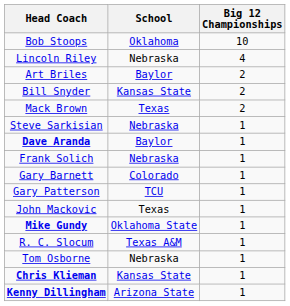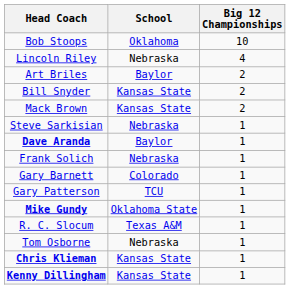(154, 108) Texas -> (154, 108) Kansas State
- row: (56, 209)
(154, 292) Arizona State -> (154, 276) Kansas State
